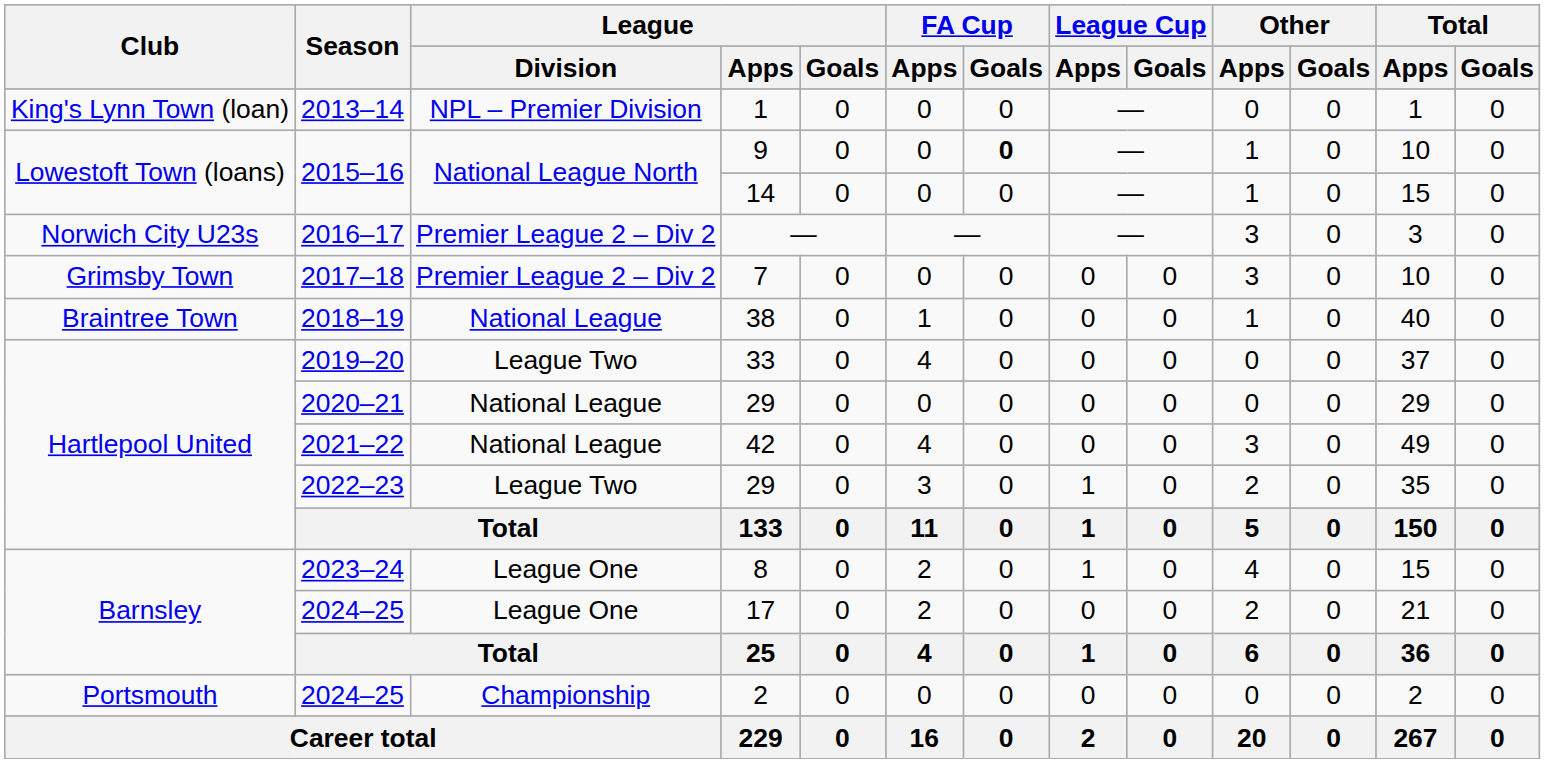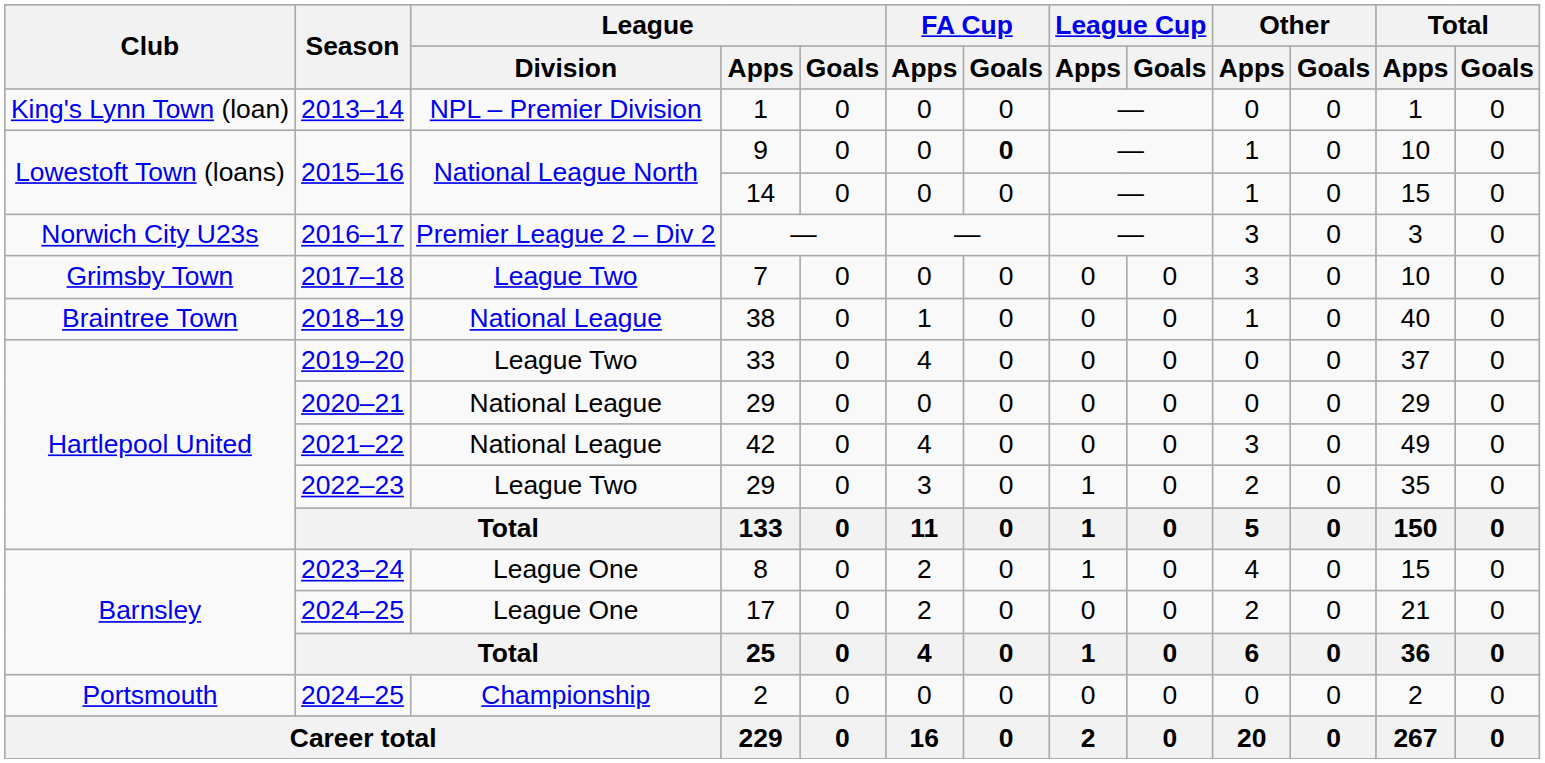(566, 276) Premier League 2 – Div 2 -> (566, 276) League Two
